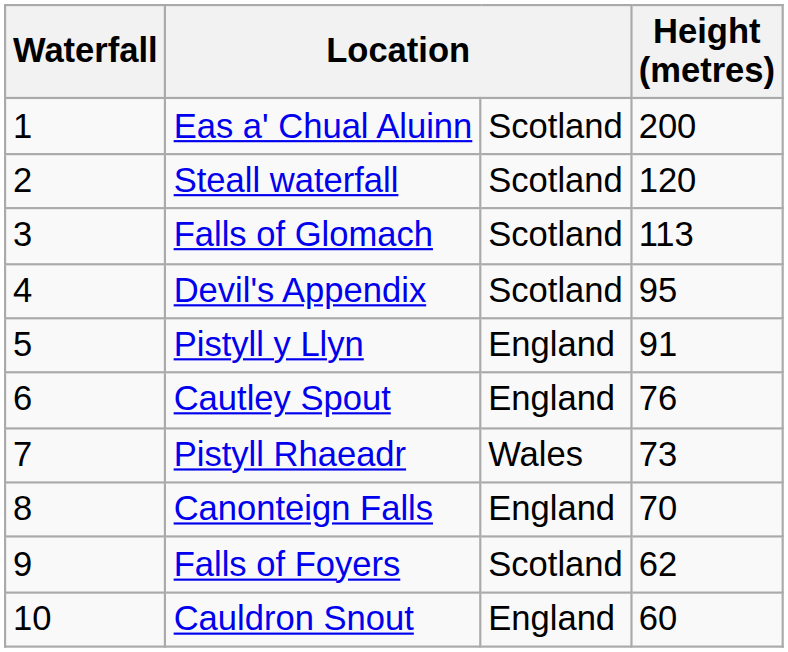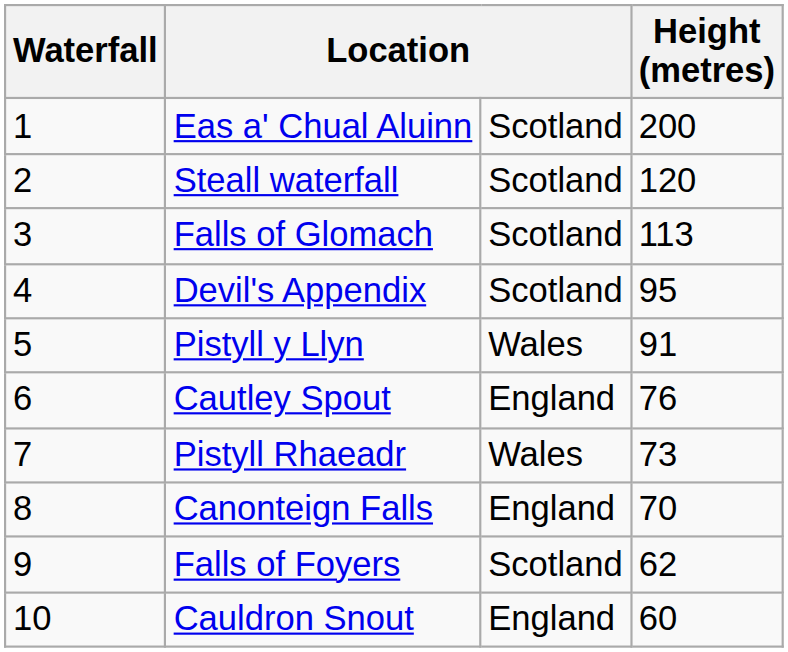(552, 344) England -> (536, 344) Wales
